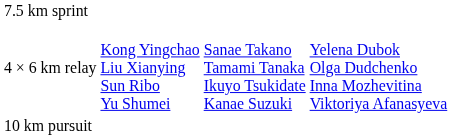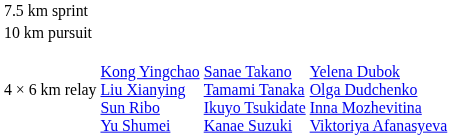rows swapped: (48, 125) <-> (50, 68)
